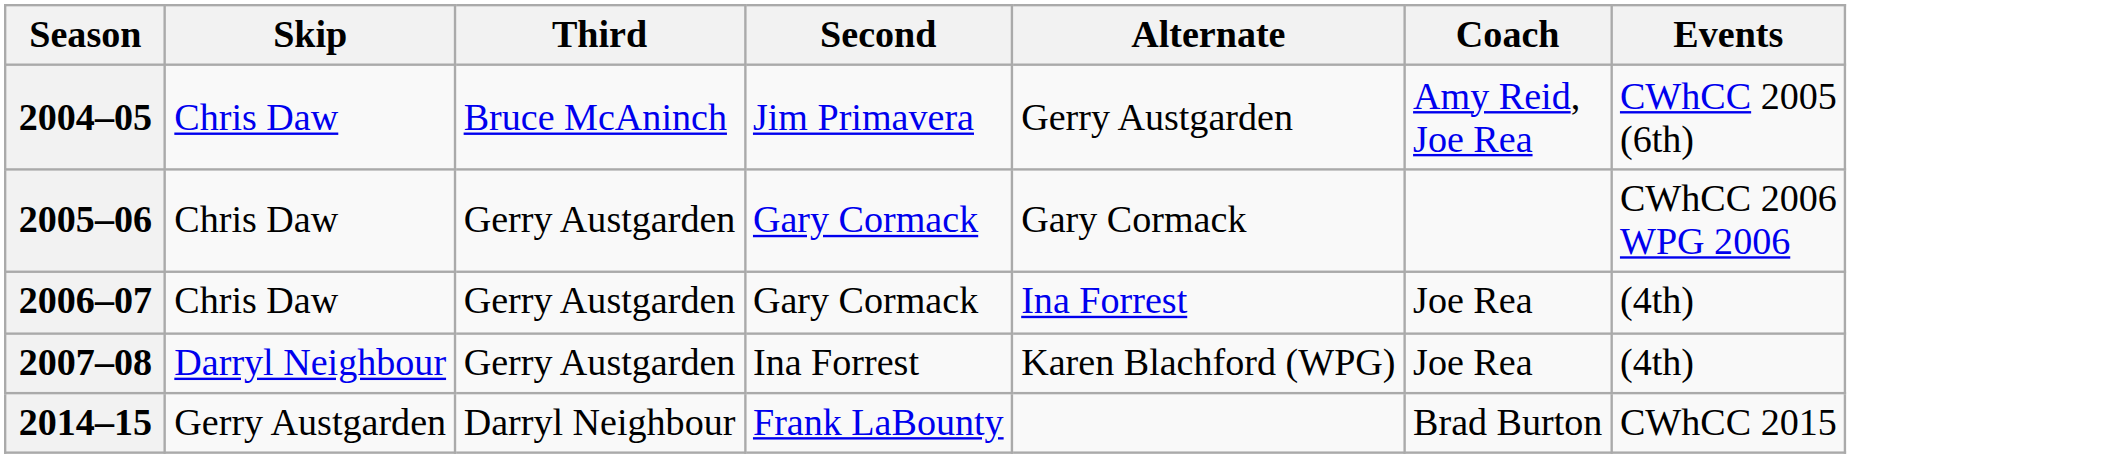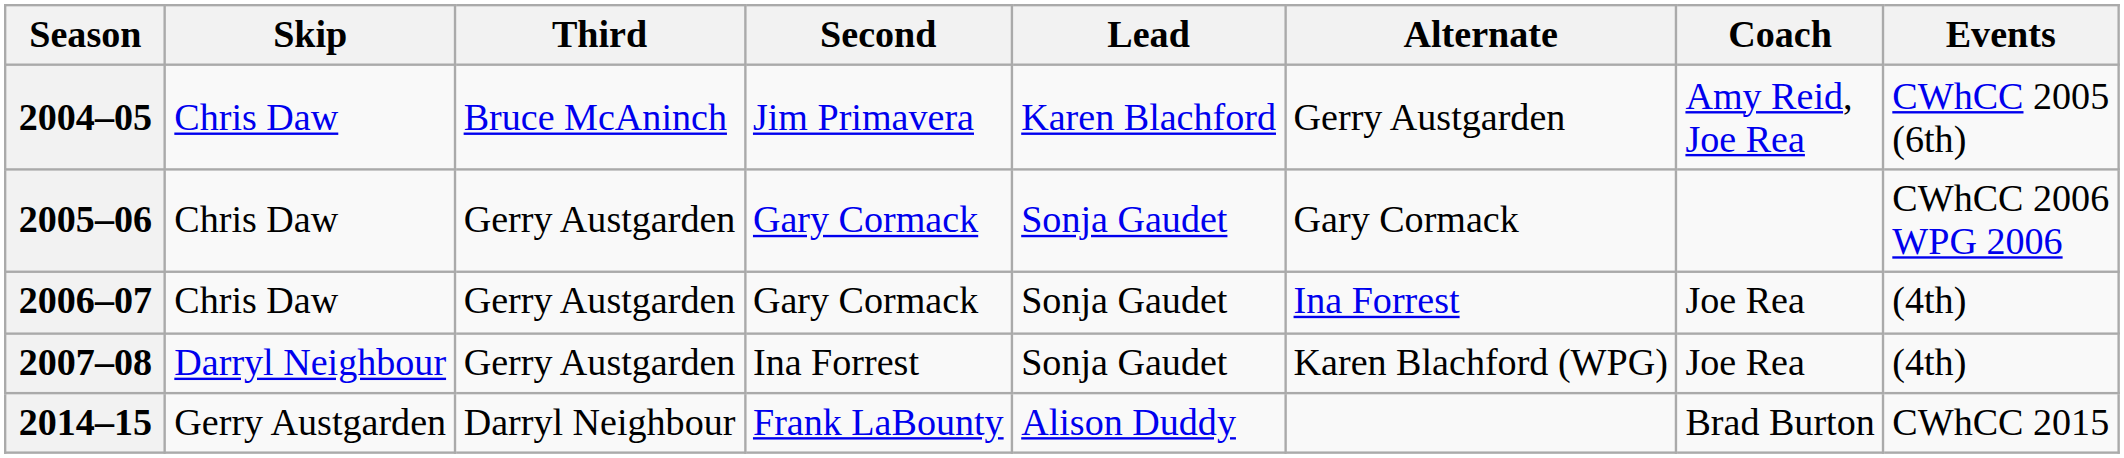+ column: (1149, 34)
